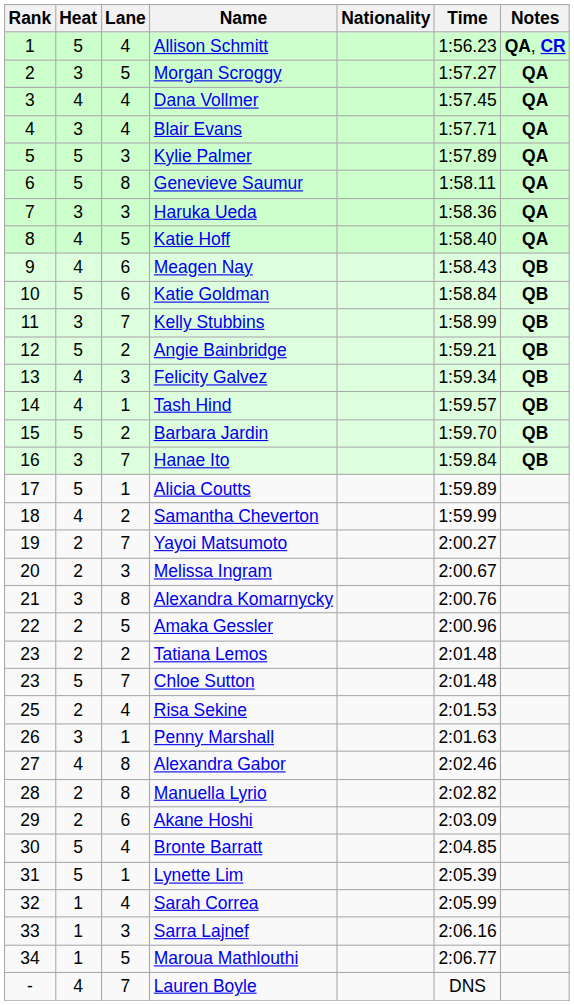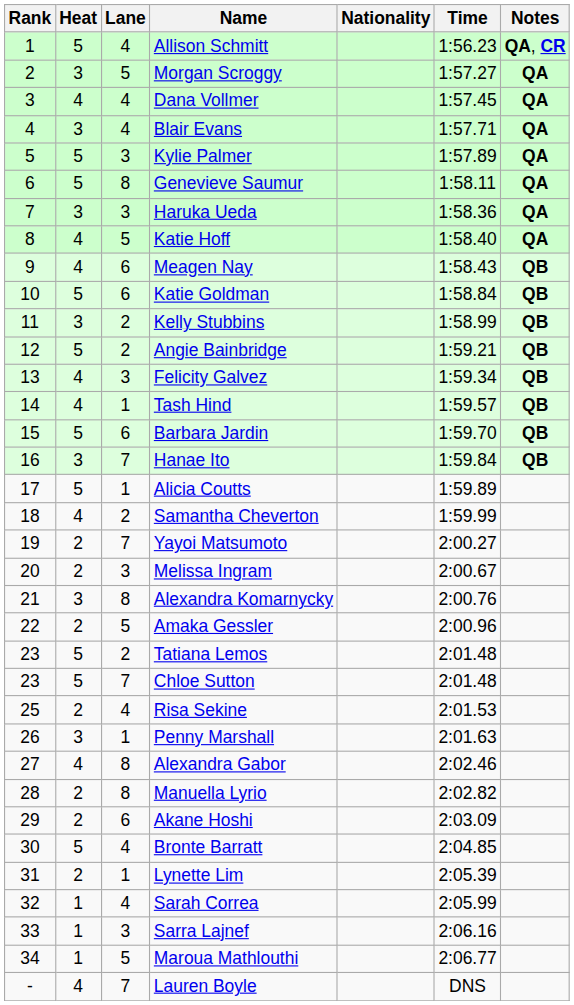(125, 322) 7 -> (125, 322) 2
(125, 433) 2 -> (125, 433) 6
(78, 654) 2 -> (78, 654) 5
(78, 875) 5 -> (78, 875) 2
